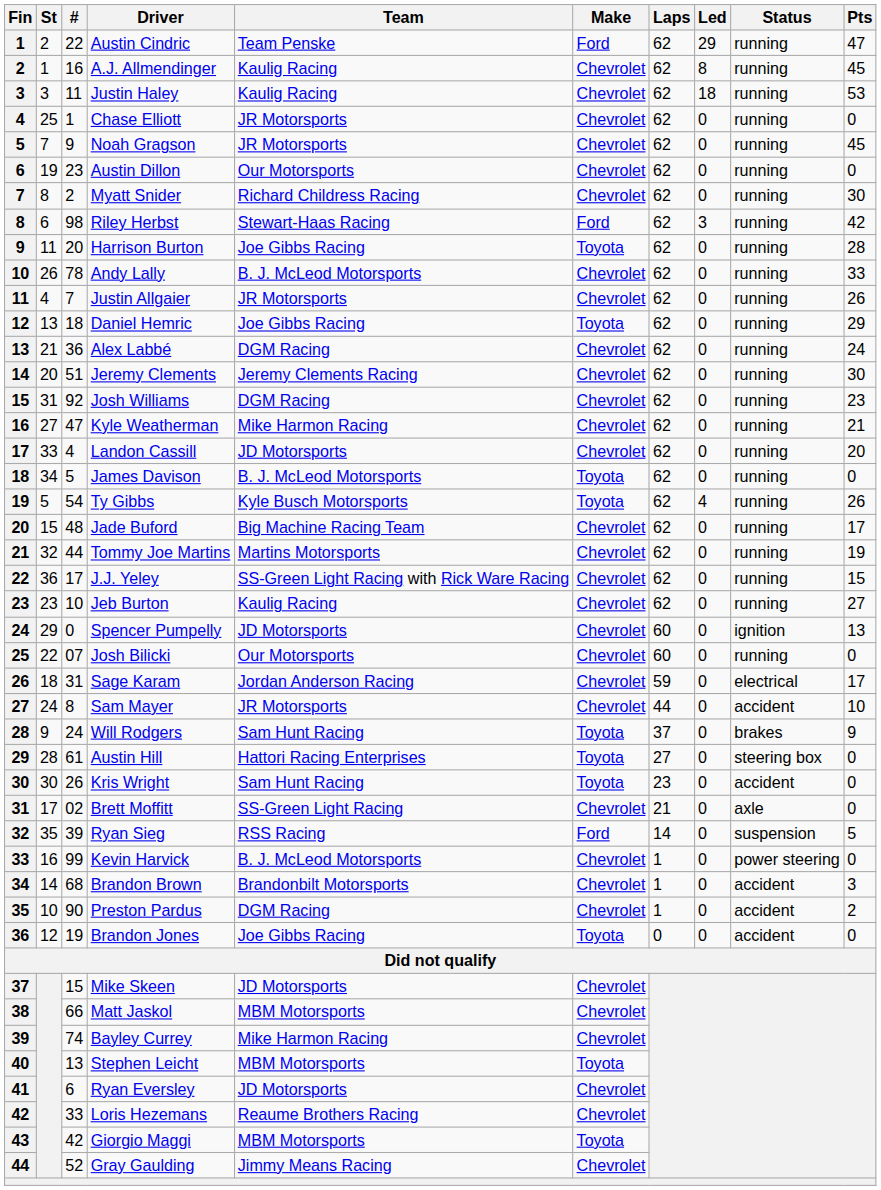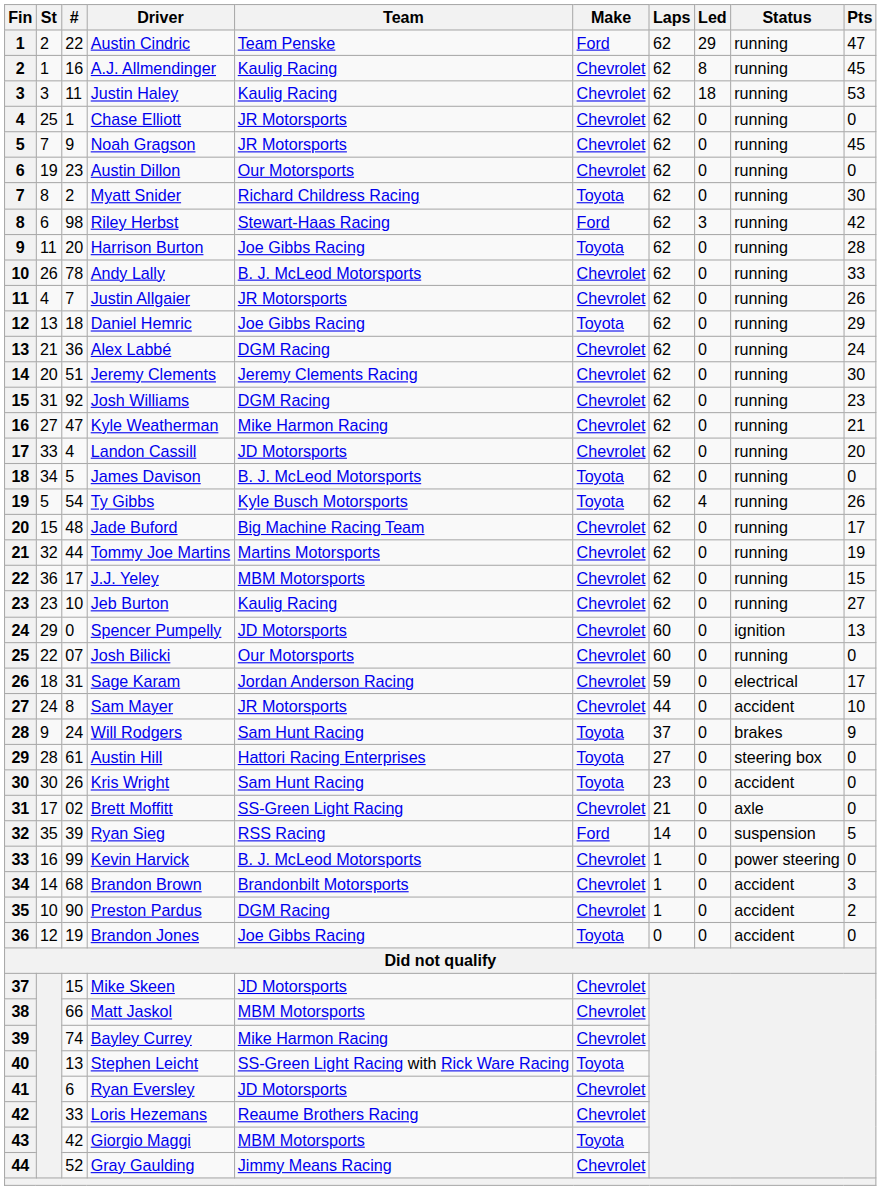(611, 196) Chevrolet -> (600, 196) Toyota
(403, 579) SS-Green Light Racing with Rick Ware Racing -> (301, 579) MBM Motorsports
(301, 1063) MBM Motorsports -> (403, 1063) SS-Green Light Racing with Rick Ware Racing
